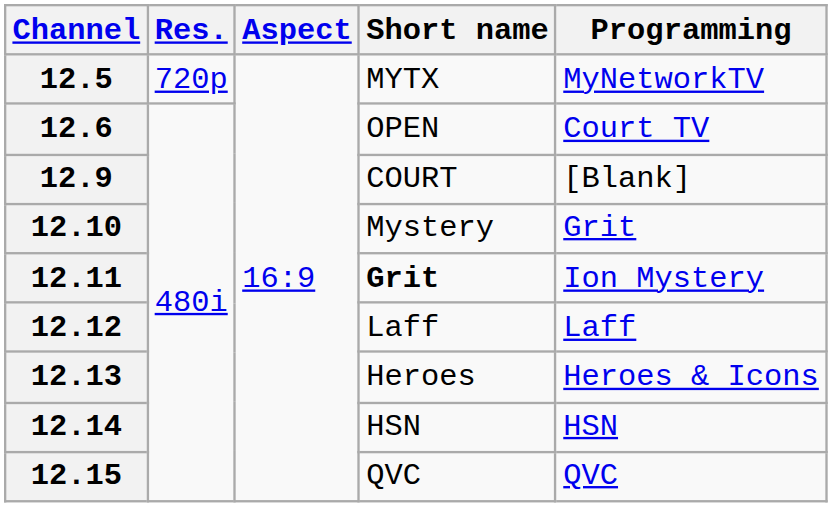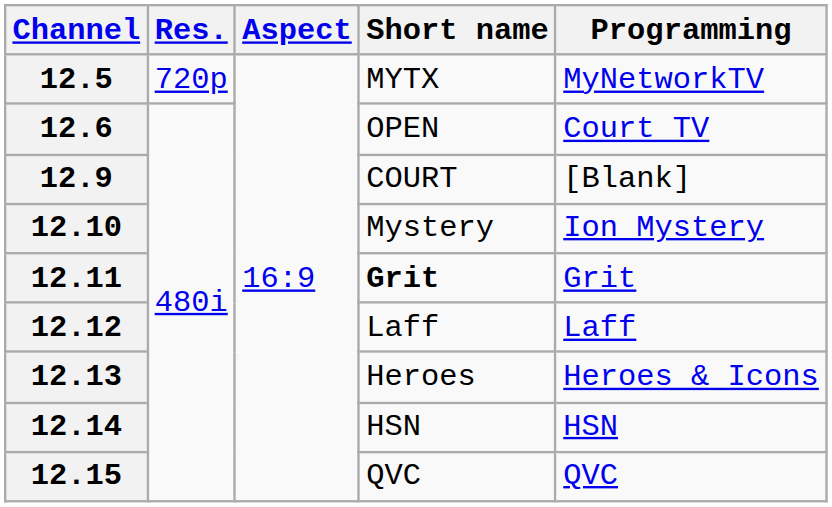(600, 228) Grit -> (664, 228) Ion Mystery
(664, 278) Ion Mystery -> (600, 278) Grit
